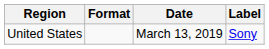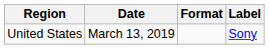columns swapped: (179, 14) <-> (109, 14)
